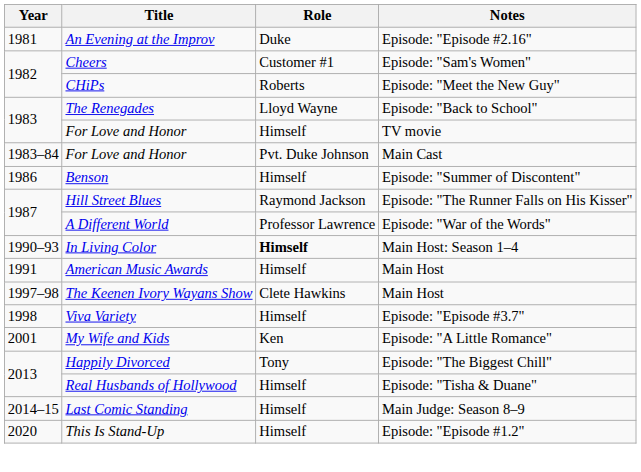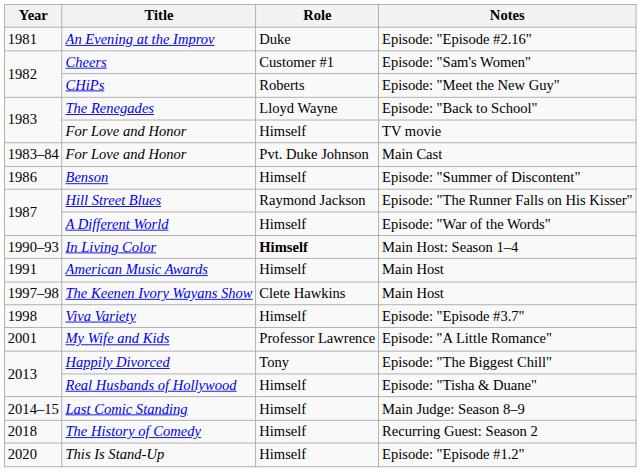(317, 223) Professor Lawrence -> (283, 223) Himself
(271, 339) Ken -> (317, 339) Professor Lawrence
+ row: (133, 431)
